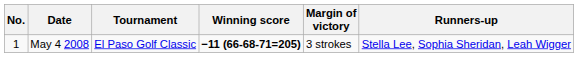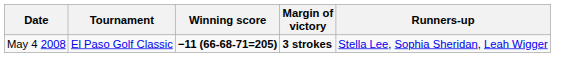- column: (16, 20)
(329, 44) normal -> (307, 44) bold
